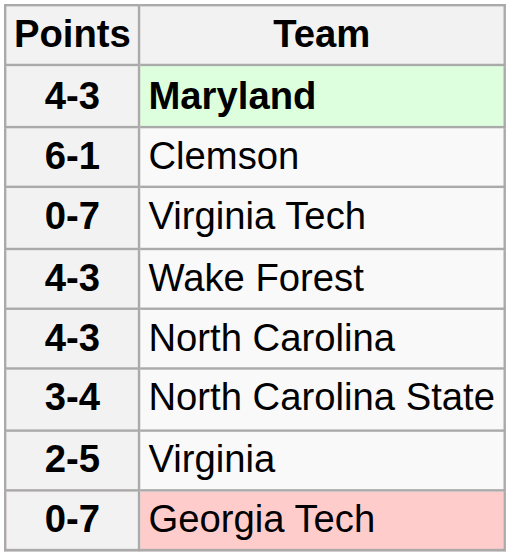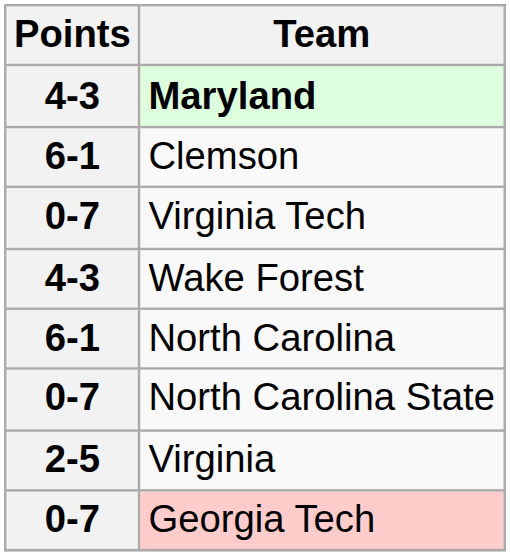(72, 338) 4-3 -> (72, 338) 6-1
(72, 398) 3-4 -> (72, 398) 0-7
